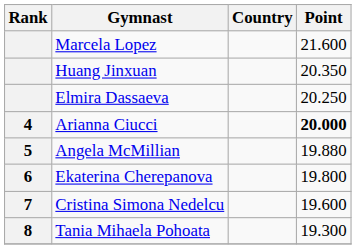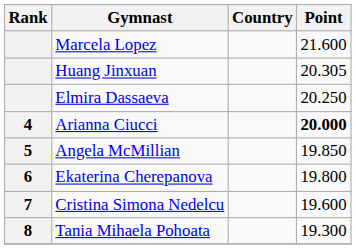(324, 71) 20.350 -> (324, 71) 20.305
(324, 151) 19.880 -> (324, 151) 19.850
